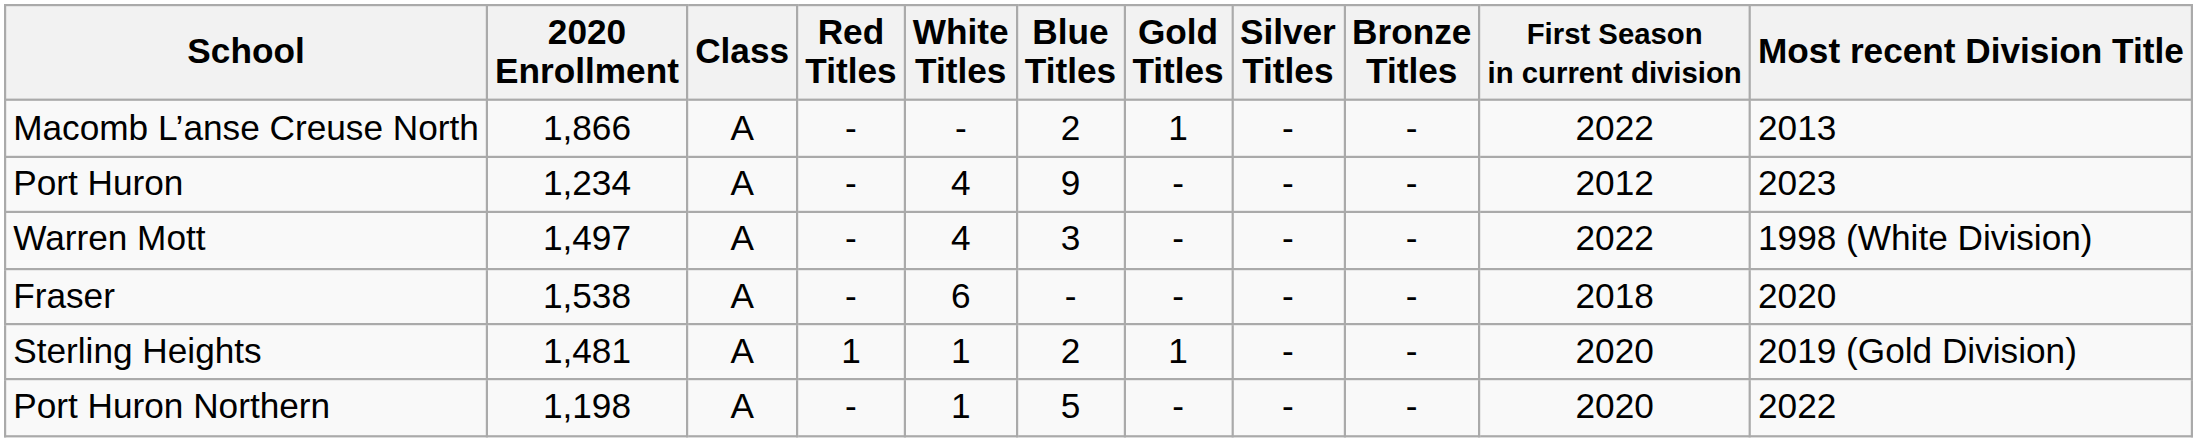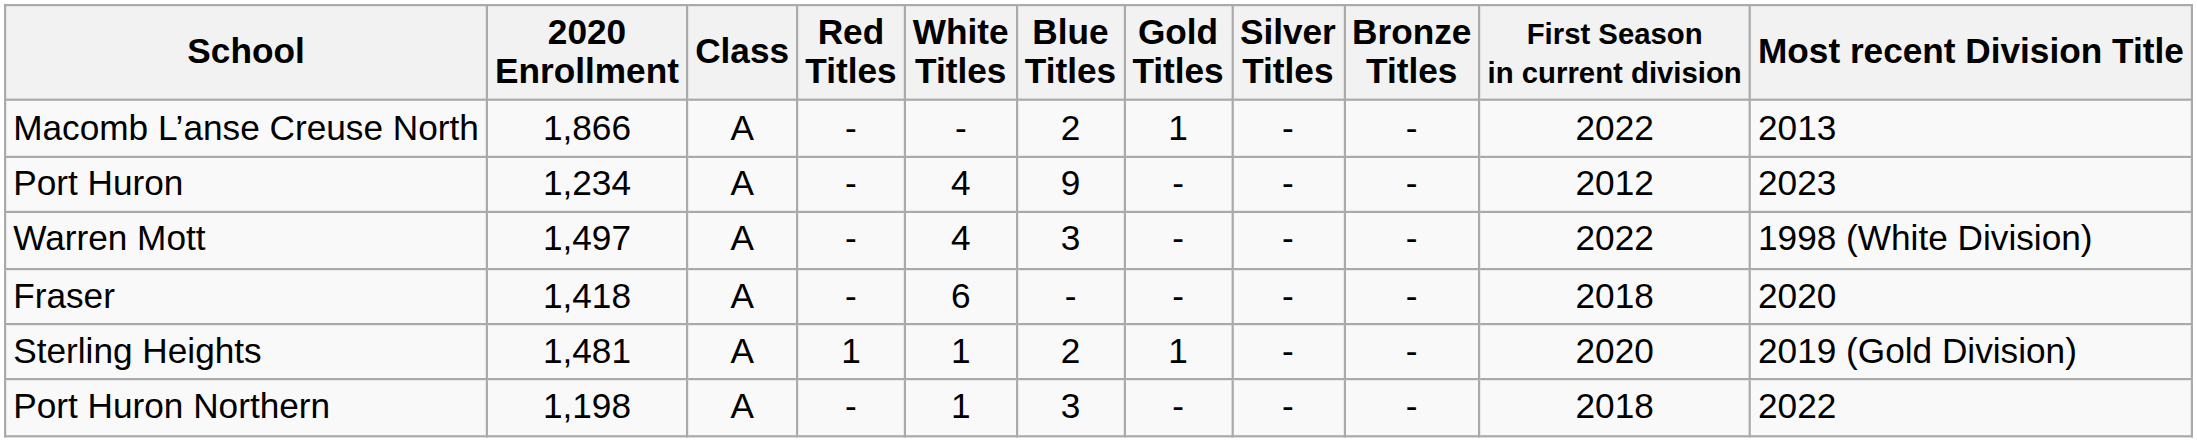(587, 295) 1,538 -> (587, 295) 1,418
(1071, 406) 5 -> (1071, 406) 3
(1615, 406) 2020 -> (1615, 406) 2018
